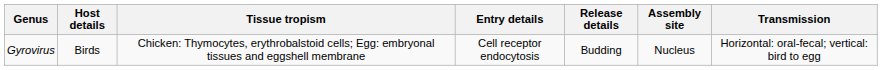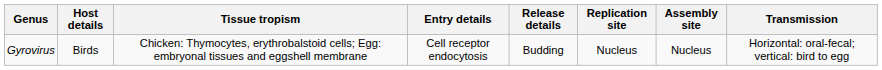+ column: (617, 19)
